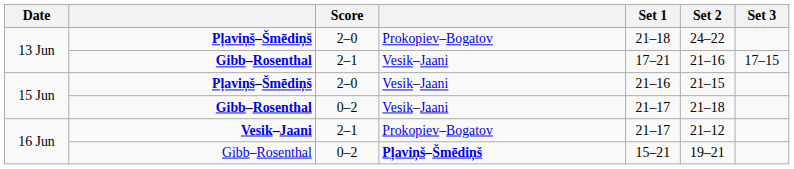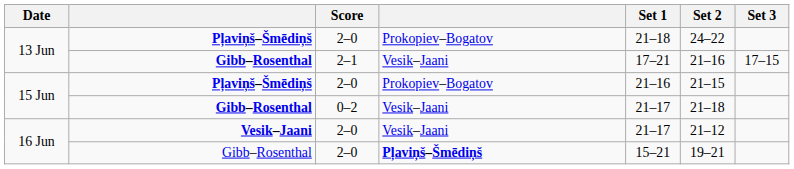(415, 84) Vesik–Jaani -> (438, 84) Prokopiev–Bogatov
(347, 130) 2–1 -> (347, 130) 2–0
(438, 130) Prokopiev–Bogatov -> (415, 130) Vesik–Jaani
(347, 153) 0–2 -> (347, 153) 2–0
